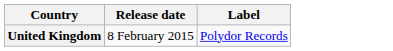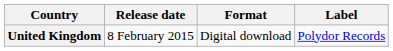+ column: (246, 14)
